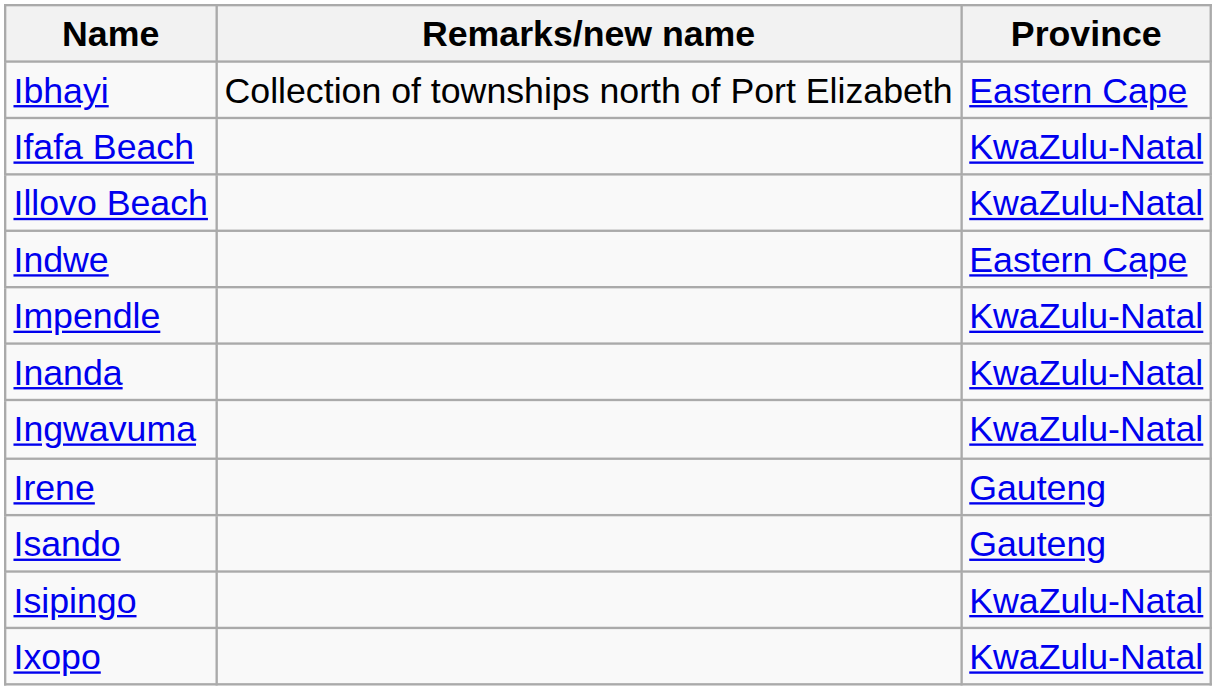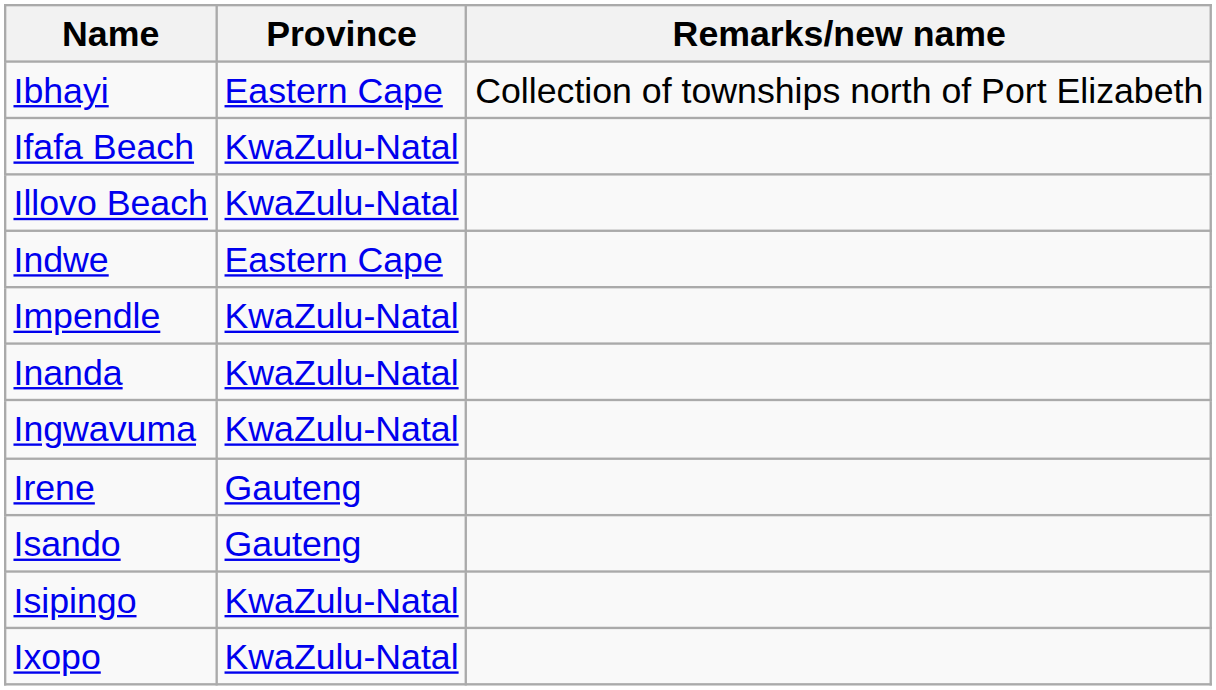columns swapped: (1086, 34) <-> (589, 34)
